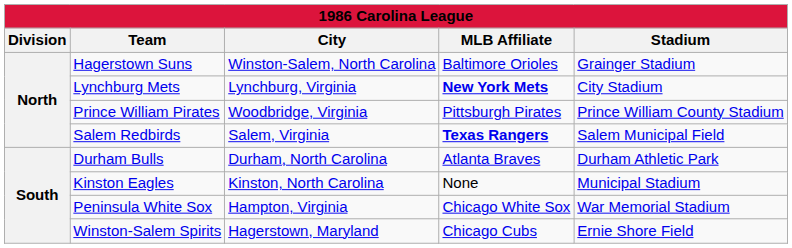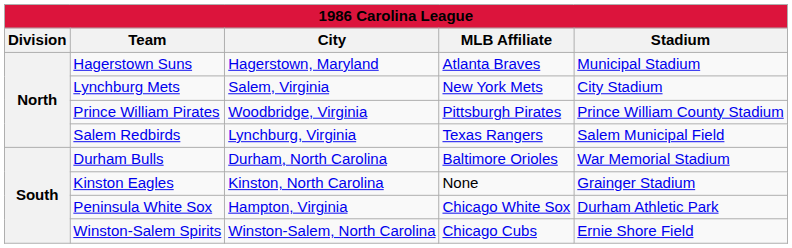(332, 64) Winston-Salem, North Carolina -> (303, 64) Hagerstown, Maryland
(500, 64) Baltimore Orioles -> (491, 64) Atlanta Braves
(636, 64) Grainger Stadium -> (639, 64) Municipal Stadium
(292, 87) Lynchburg, Virginia -> (279, 87) Salem, Virginia
(495, 87) bold -> (493, 87) normal
(279, 135) Salem, Virginia -> (292, 135) Lynchburg, Virginia
(495, 135) bold -> (493, 135) normal
(491, 159) Atlanta Braves -> (500, 159) Baltimore Orioles
(648, 159) Durham Athletic Park -> (653, 159) War Memorial Stadium
(639, 183) Municipal Stadium -> (636, 183) Grainger Stadium
(653, 207) War Memorial Stadium -> (648, 207) Durham Athletic Park
(303, 231) Hagerstown, Maryland -> (332, 231) Winston-Salem, North Carolina
